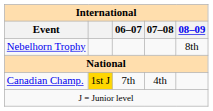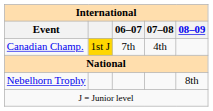rows swapped: (46, 47) <-> (45, 81)
